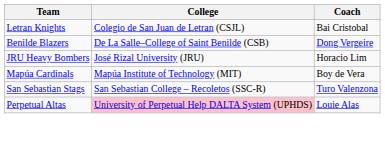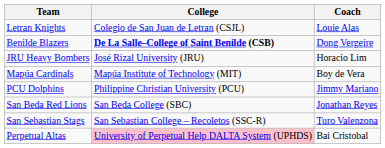(342, 27) Bai Cristobal -> (338, 27) Louie Alas
(181, 43) normal -> (184, 43) bold
+ row: (35, 89)
+ row: (47, 105)
(338, 105) Louie Alas -> (342, 136) Bai Cristobal
